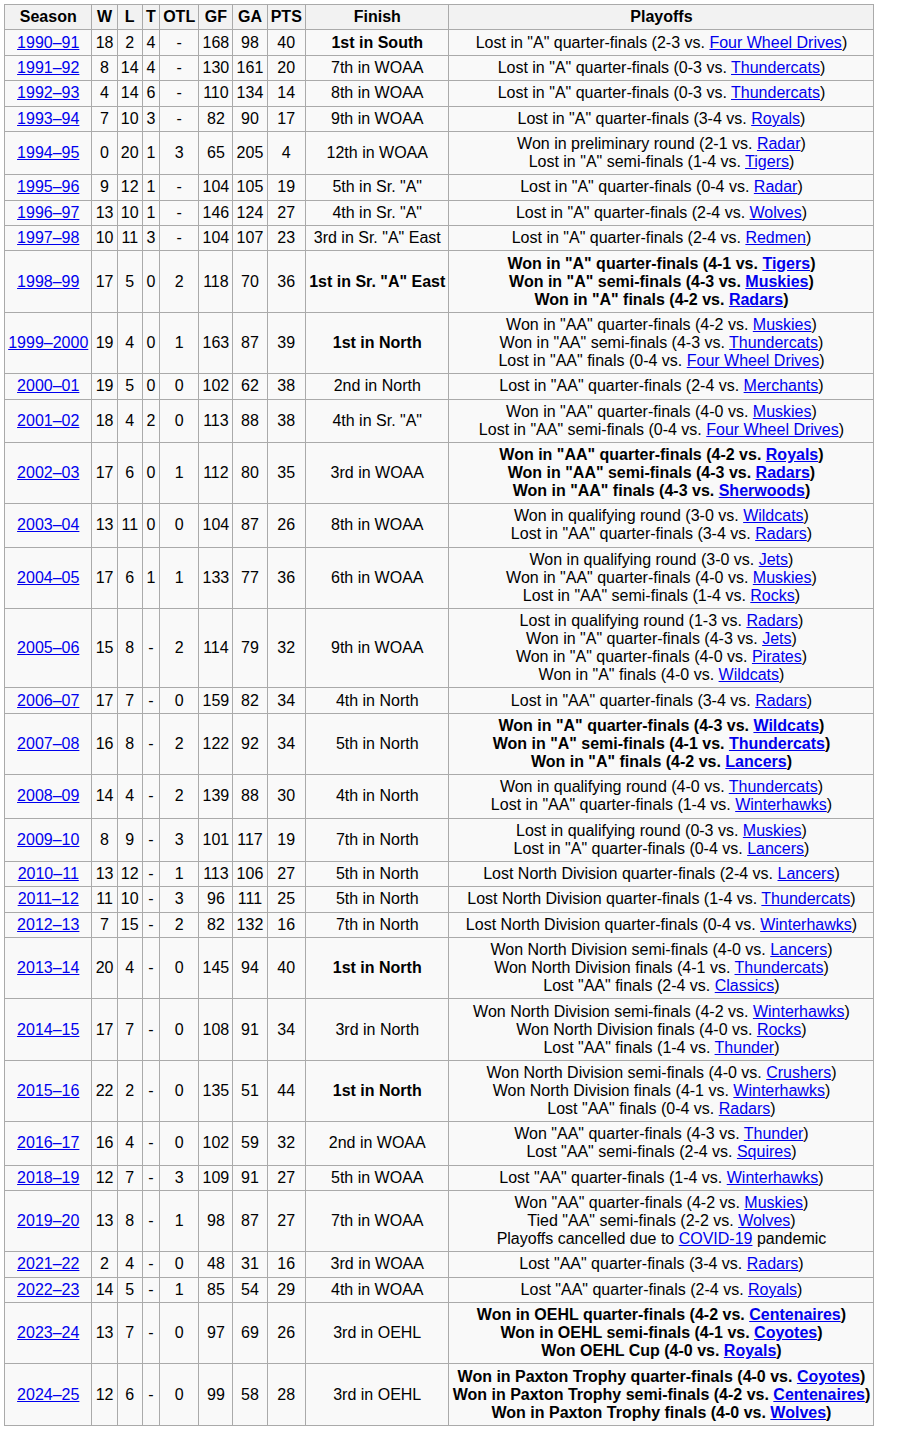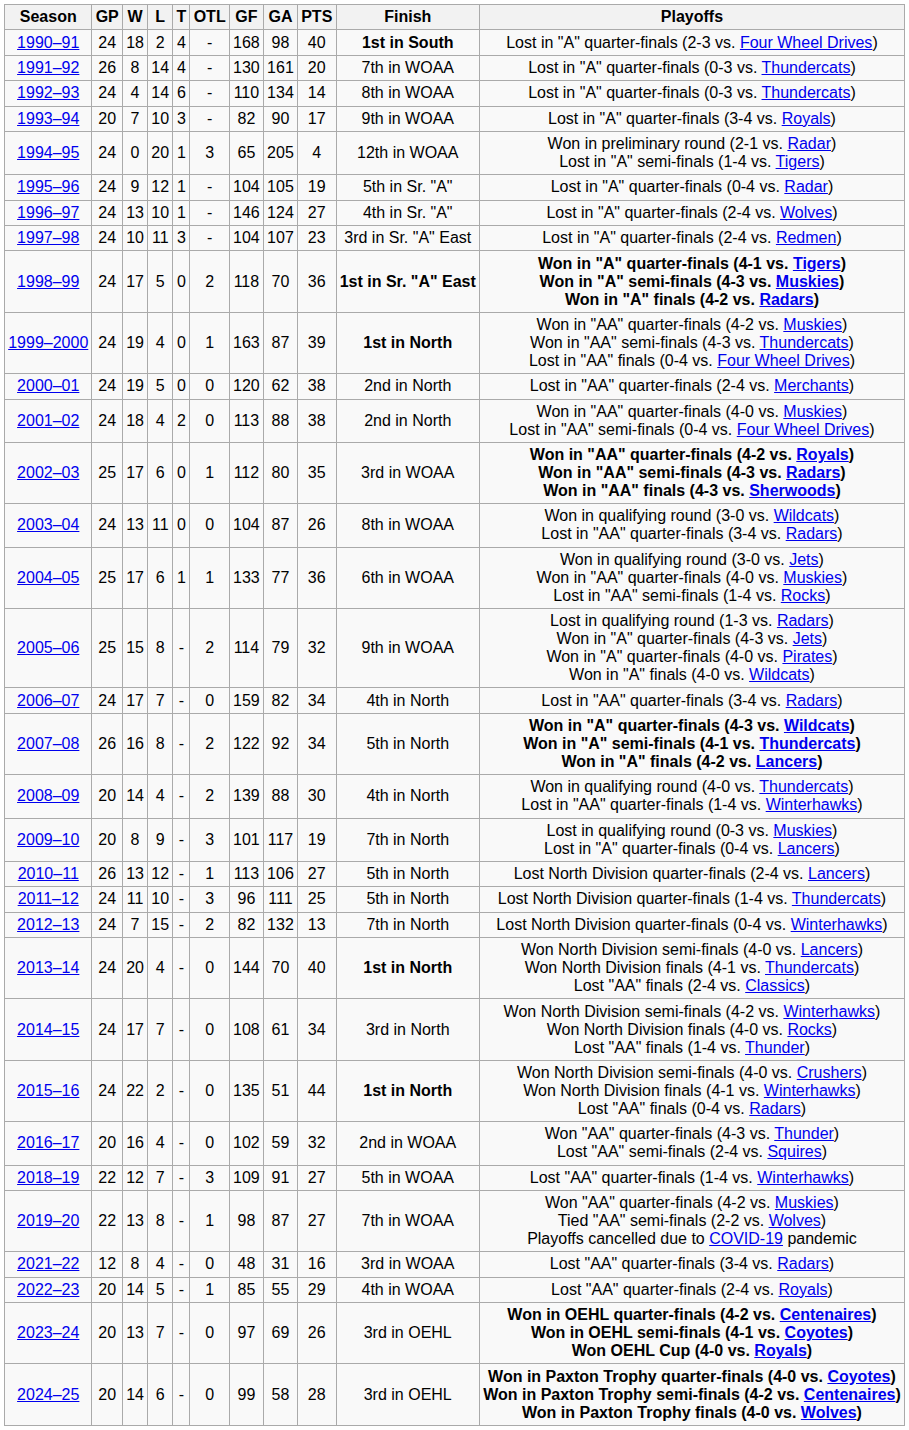+ column: (107, 17)
(216, 386) 102 -> (246, 386) 120
(377, 420) 4th in Sr. "A" -> (408, 420) 2nd in North
(286, 924) 16 -> (317, 924) 13
(216, 968) 145 -> (246, 968) 144
(250, 968) 94 -> (280, 968) 70
(250, 1029) 91 -> (280, 1029) 61
(105, 1264) 2 -> (135, 1264) 8
(250, 1289) 54 -> (280, 1289) 55
(105, 1394) 12 -> (135, 1394) 14
